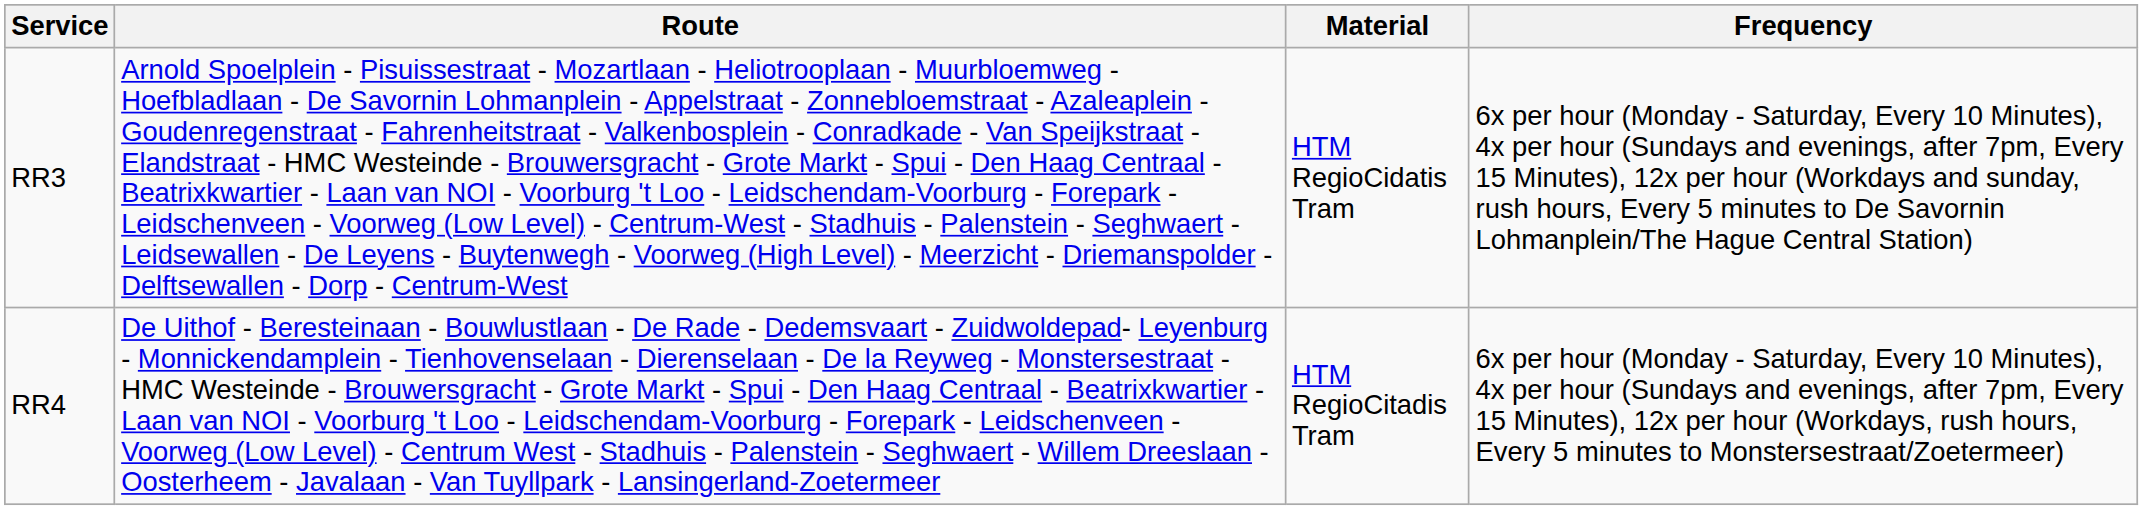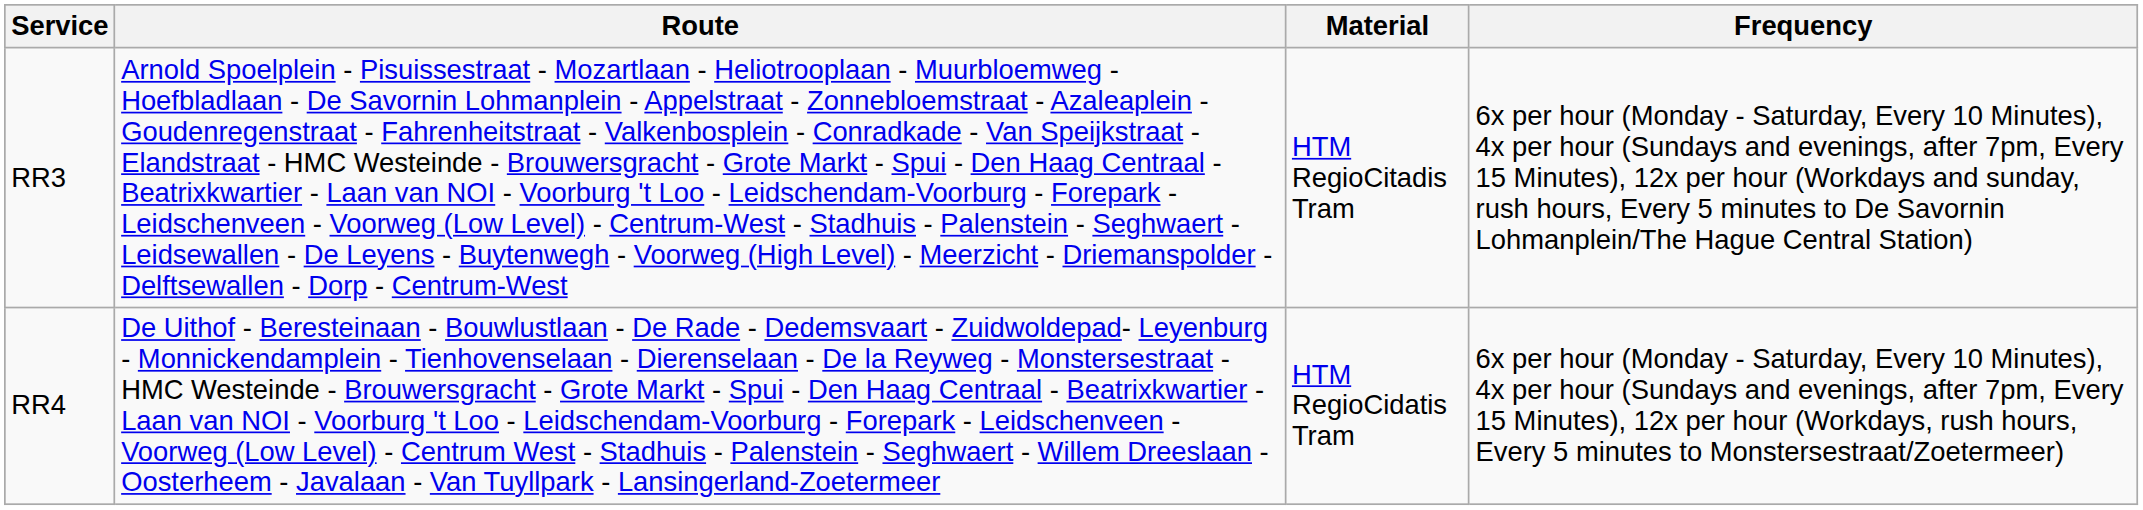(1369, 177) HTM RegioCidatis Tram -> (1369, 177) HTM RegioCitadis Tram
(1369, 405) HTM RegioCitadis Tram -> (1369, 405) HTM RegioCidatis Tram
